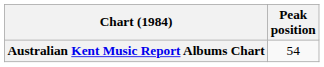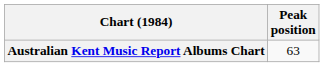(293, 51) 54 -> (293, 51) 63
